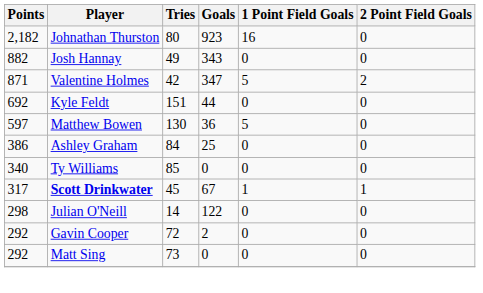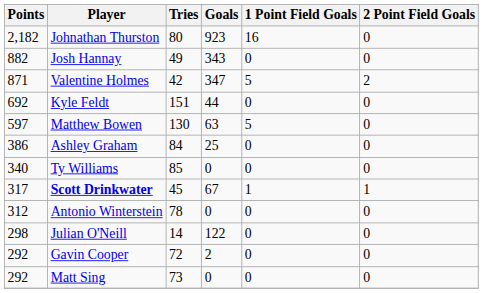(208, 124) 36 -> (212, 124) 63
+ row: (107, 211)
